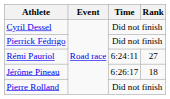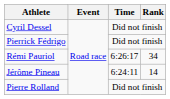(124, 57) 6:24:11 -> (124, 57) 6:26:17
(153, 57) 27 -> (153, 57) 34
(124, 72) 6:26:17 -> (124, 72) 6:24:11
(153, 72) 18 -> (153, 72) 14
